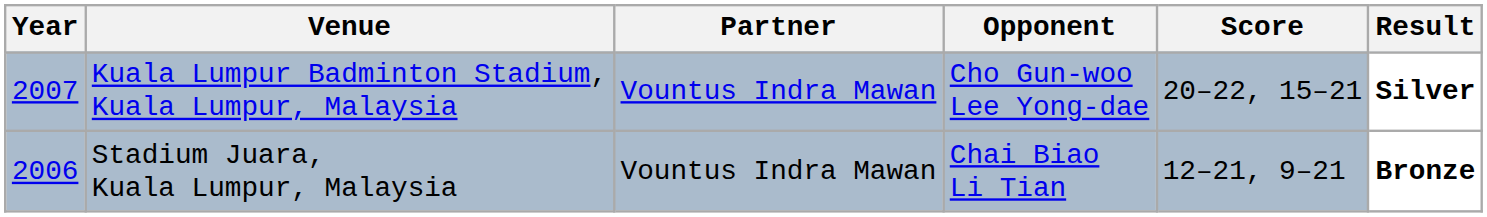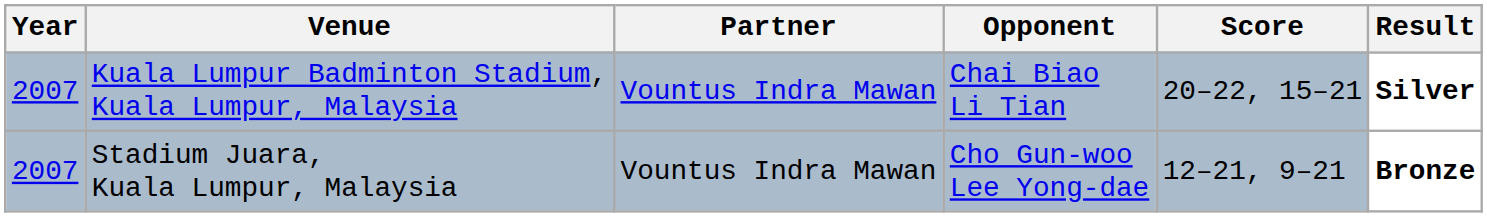(1050, 91) Cho Gun-woo Lee Yong-dae -> (1025, 91) Chai Biao Li Tian
(45, 171) 2006 -> (45, 171) 2007
(1025, 171) Chai Biao Li Tian -> (1050, 171) Cho Gun-woo Lee Yong-dae
